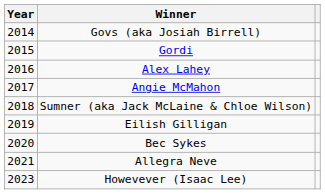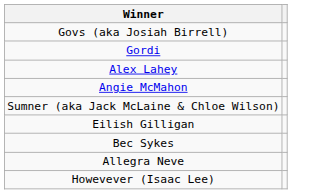- column: (21, 14)
